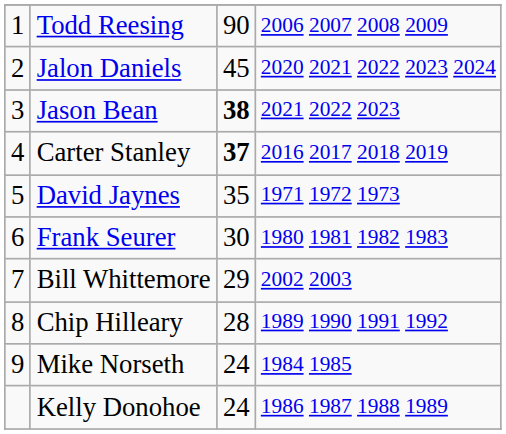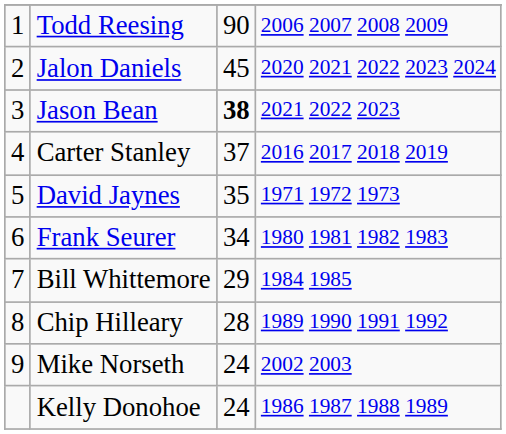(236, 152) bold -> (236, 152) normal
(236, 237) 30 -> (236, 237) 34
(306, 279) 2002 2003 -> (306, 279) 1984 1985
(306, 364) 1984 1985 -> (306, 364) 2002 2003
